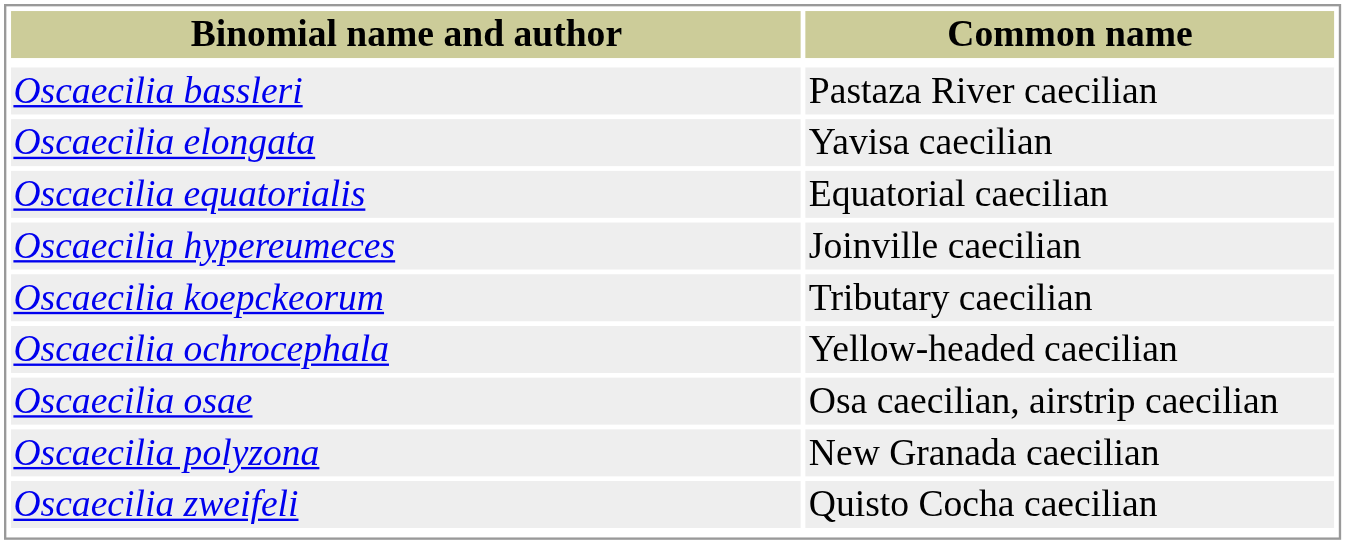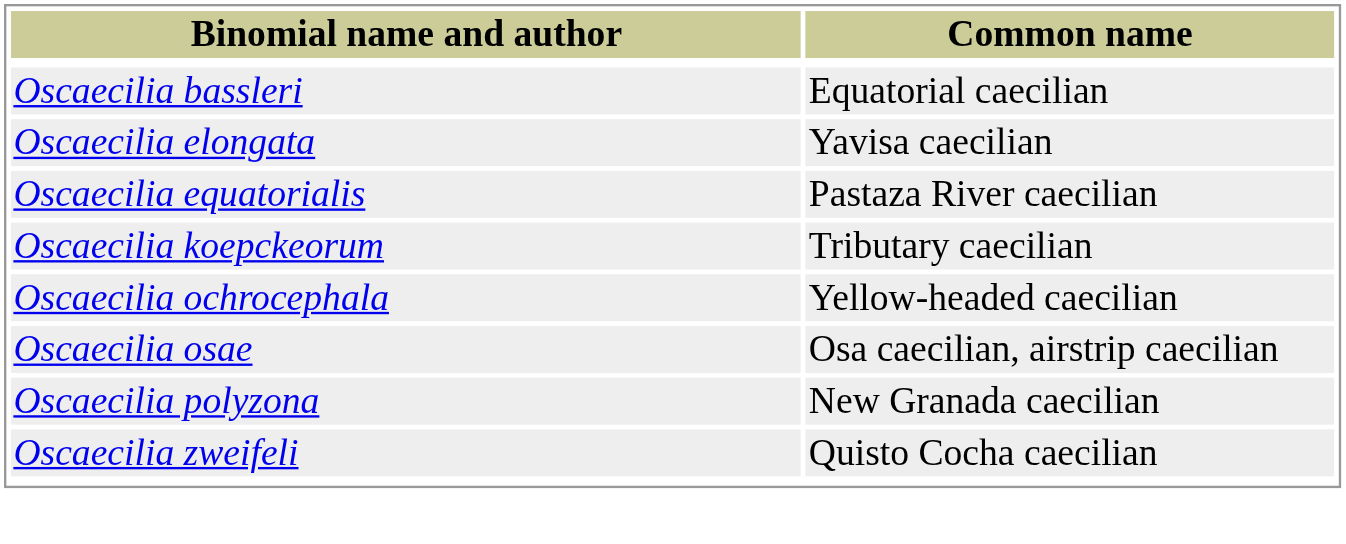(983, 90) Pastaza River caecilian -> (959, 90) Equatorial caecilian
(959, 193) Equatorial caecilian -> (983, 193) Pastaza River caecilian
- row: (204, 245)
